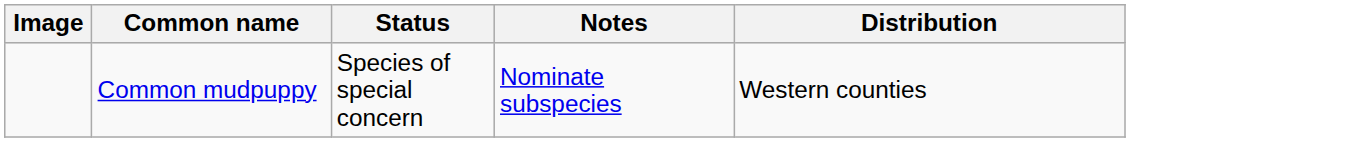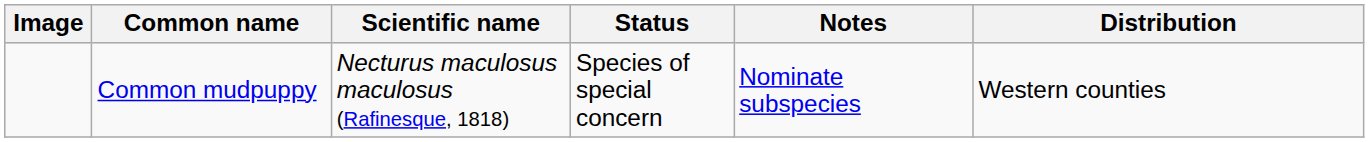+ column: (451, 23)
